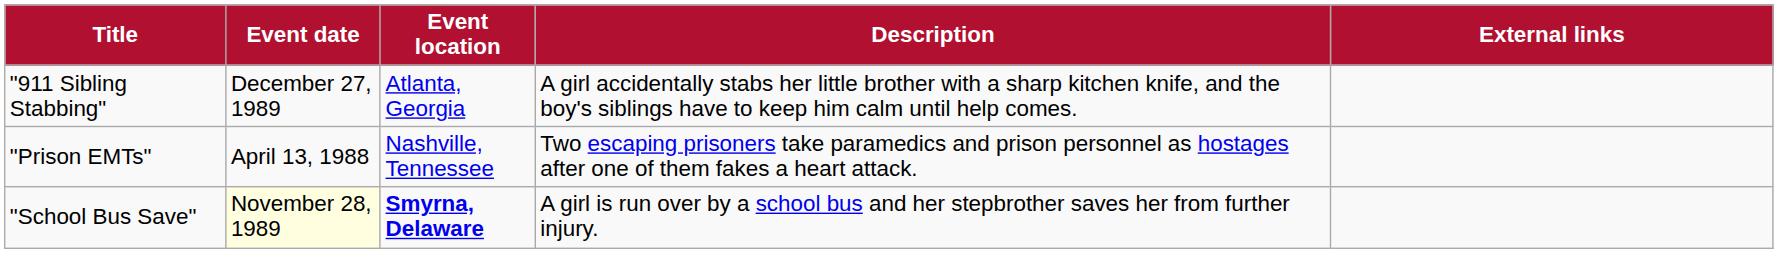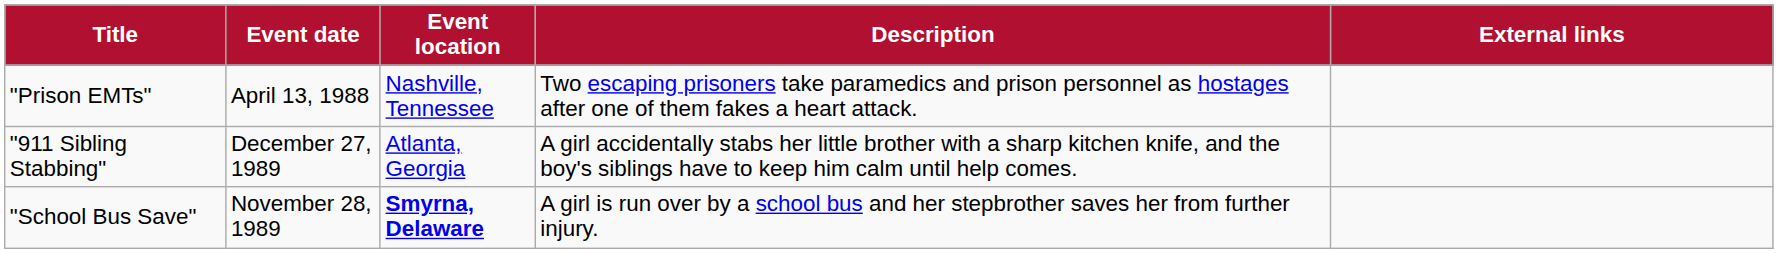rows swapped: (68, 95) <-> (81, 156)
(301, 217) lightyellow background -> (301, 217) no background
